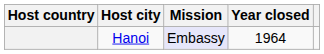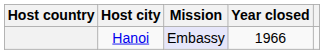(270, 37) 1964 -> (270, 37) 1966
